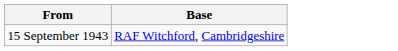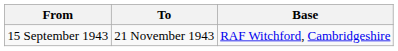+ column: (164, 14)
